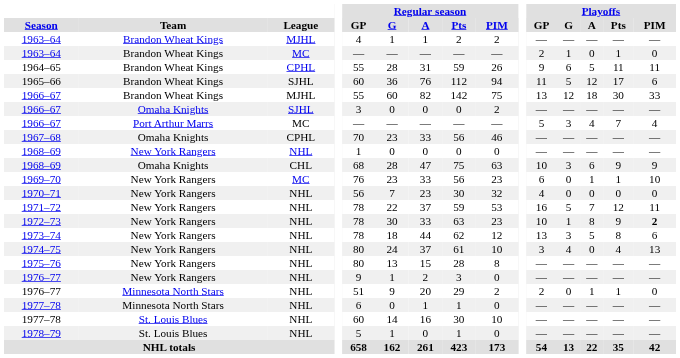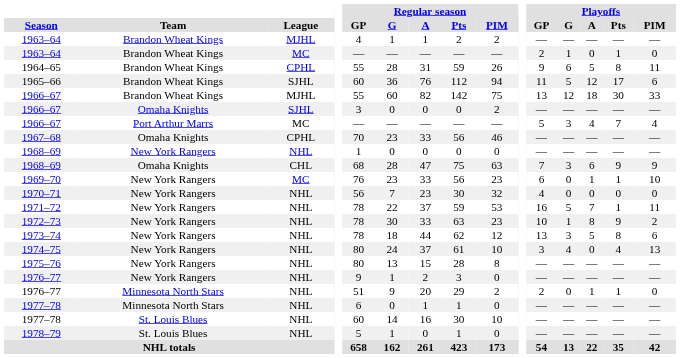(618, 67) 11 -> (618, 67) 8
(541, 165) 10 -> (541, 165) 7
(618, 207) 12 -> (618, 207) 1
(655, 221) bold -> (655, 221) normal
